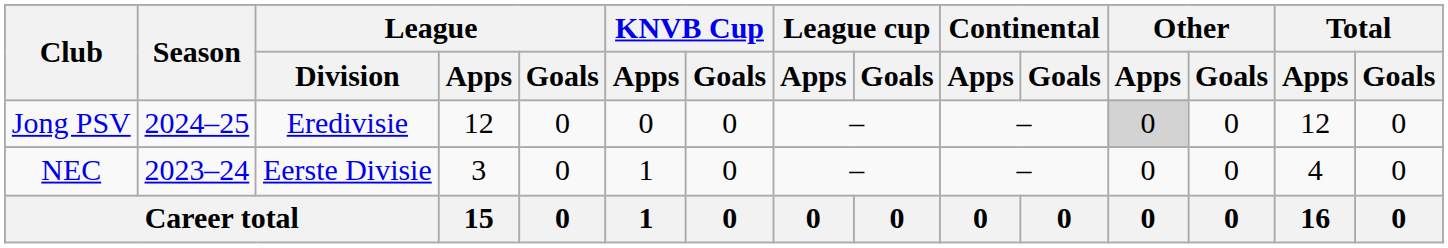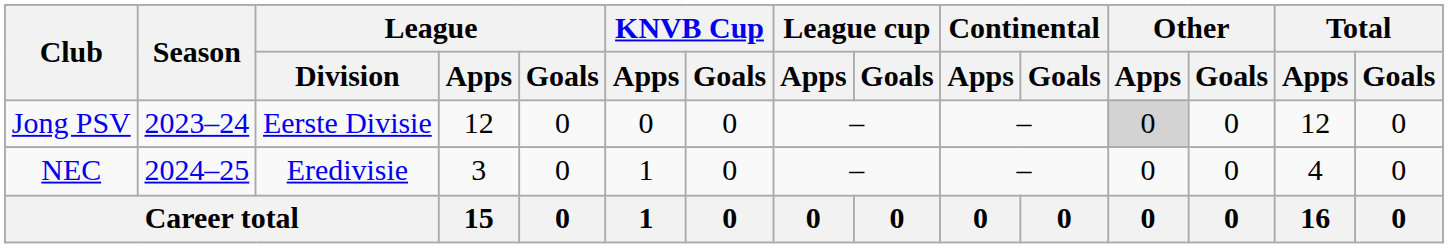(197, 123) 2024–25 -> (197, 123) 2023–24
(347, 123) Eredivisie -> (347, 123) Eerste Divisie
(197, 170) 2023–24 -> (197, 170) 2024–25
(347, 170) Eerste Divisie -> (347, 170) Eredivisie
